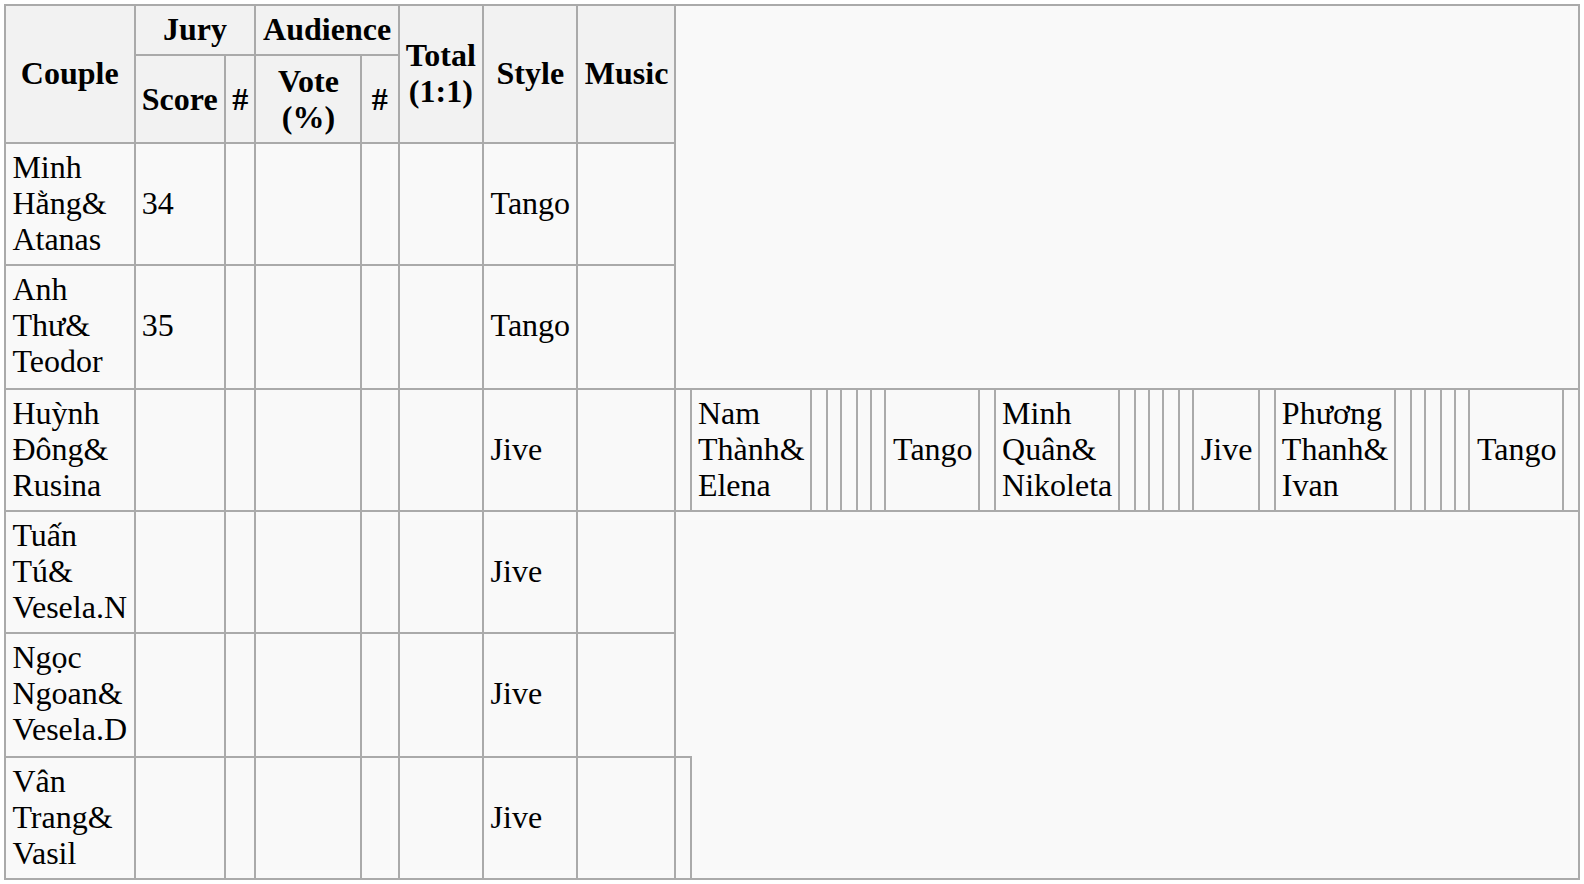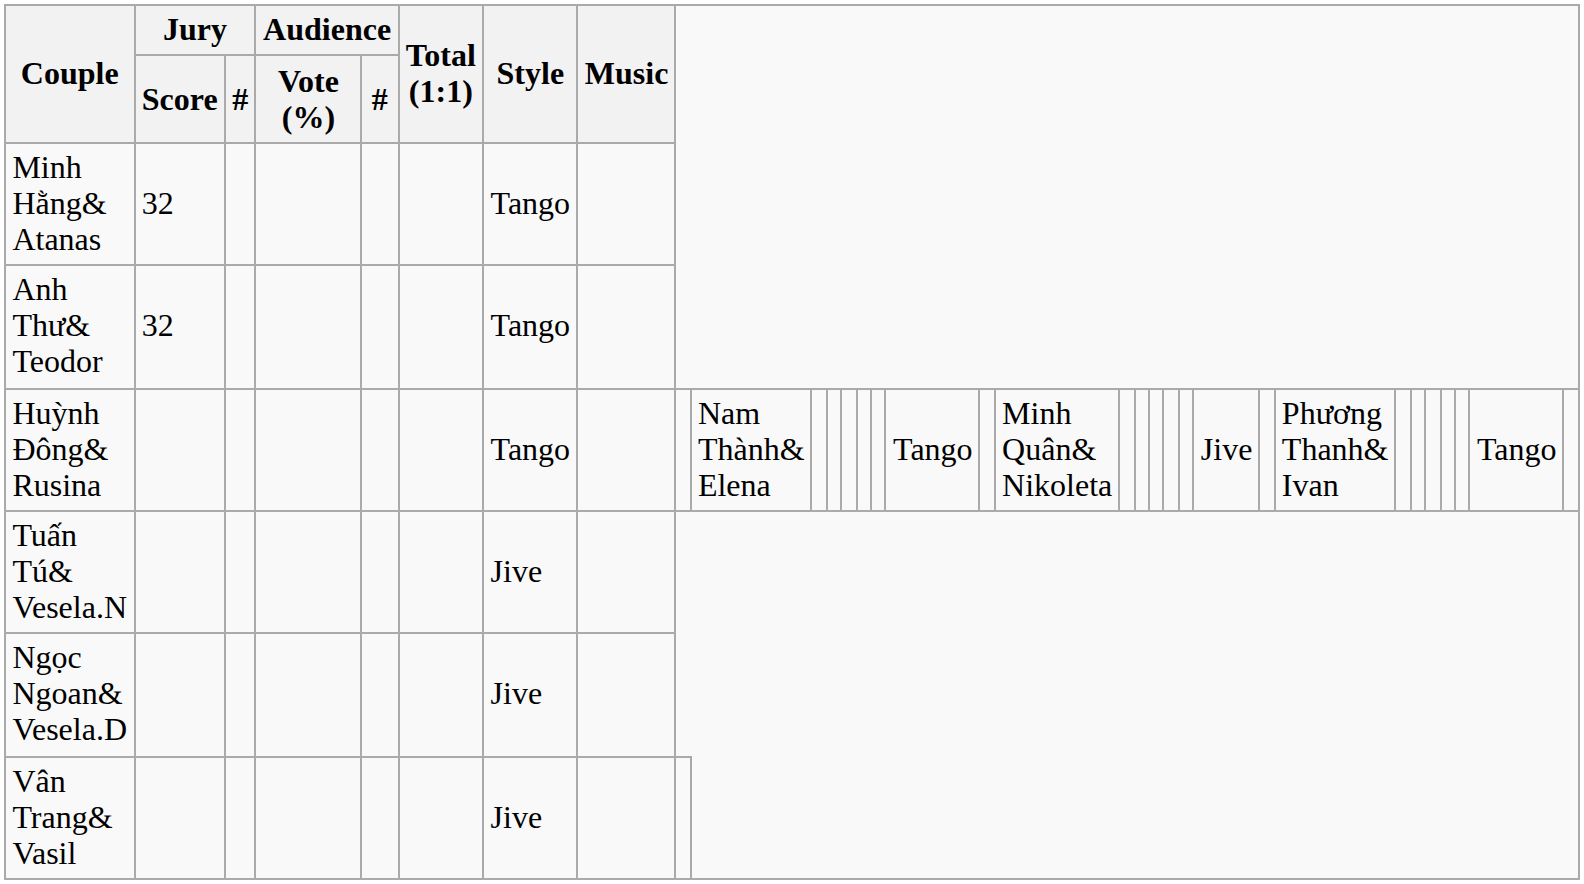(158, 203) 34 -> (158, 203) 32
(158, 326) 35 -> (158, 326) 32
(516, 448) Jive -> (530, 448) Tango
